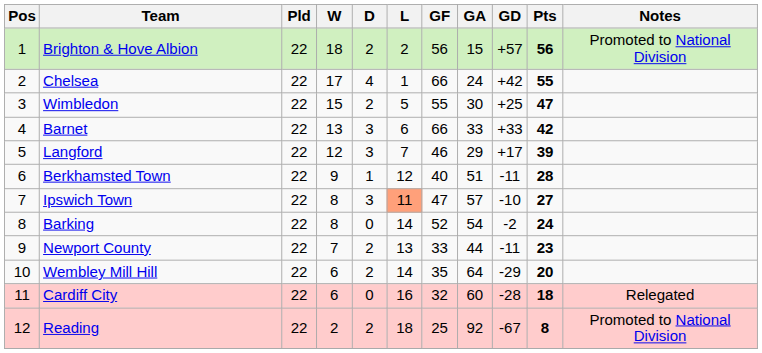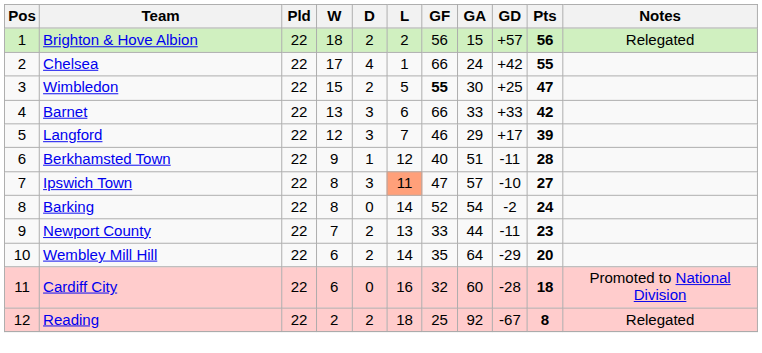(660, 48) Promoted to National Division -> (660, 40) Relegated
(440, 104) normal -> (440, 87) bold
(660, 295) Relegated -> (660, 287) Promoted to National Division
(660, 328) Promoted to National Division -> (660, 319) Relegated
